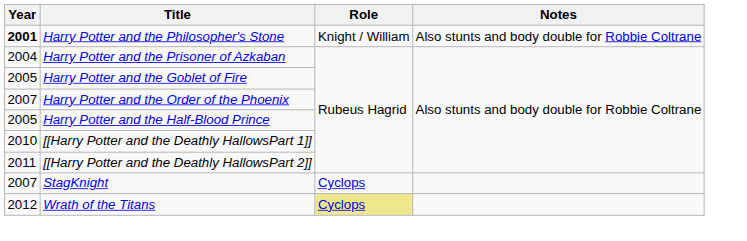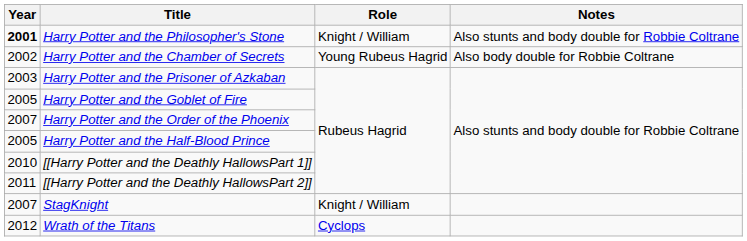+ row: (164, 57)
(22, 57) 2004 -> (22, 78) 2003
(342, 183) Cyclops -> (364, 204) Knight / William
(342, 204) khaki background -> (342, 225) no background
